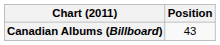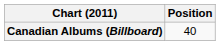(190, 31) 43 -> (190, 31) 40
